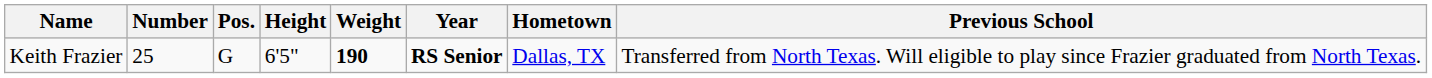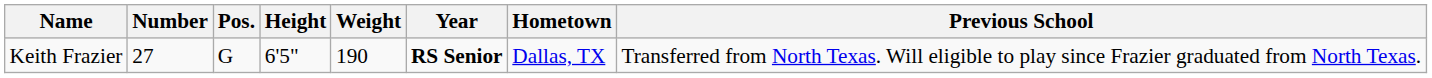(143, 55) 25 -> (143, 55) 27
(352, 55) bold -> (352, 55) normal
